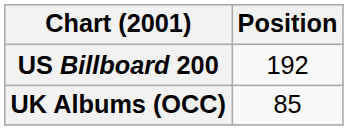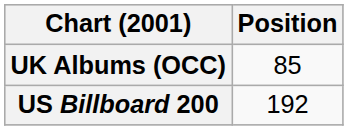rows swapped: (118, 104) <-> (118, 64)
